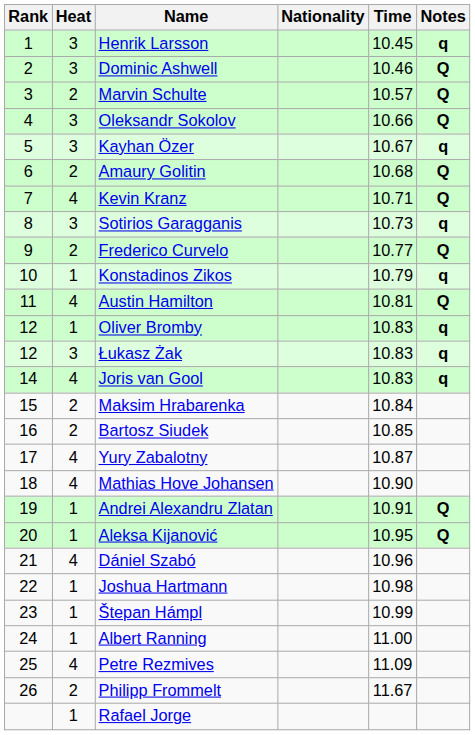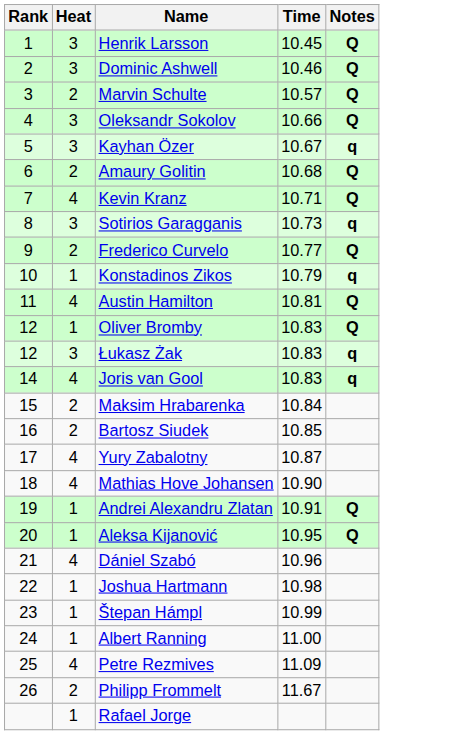- column: (323, 17)
(443, 43) q -> (352, 43) Q
(443, 328) q -> (352, 328) Q
